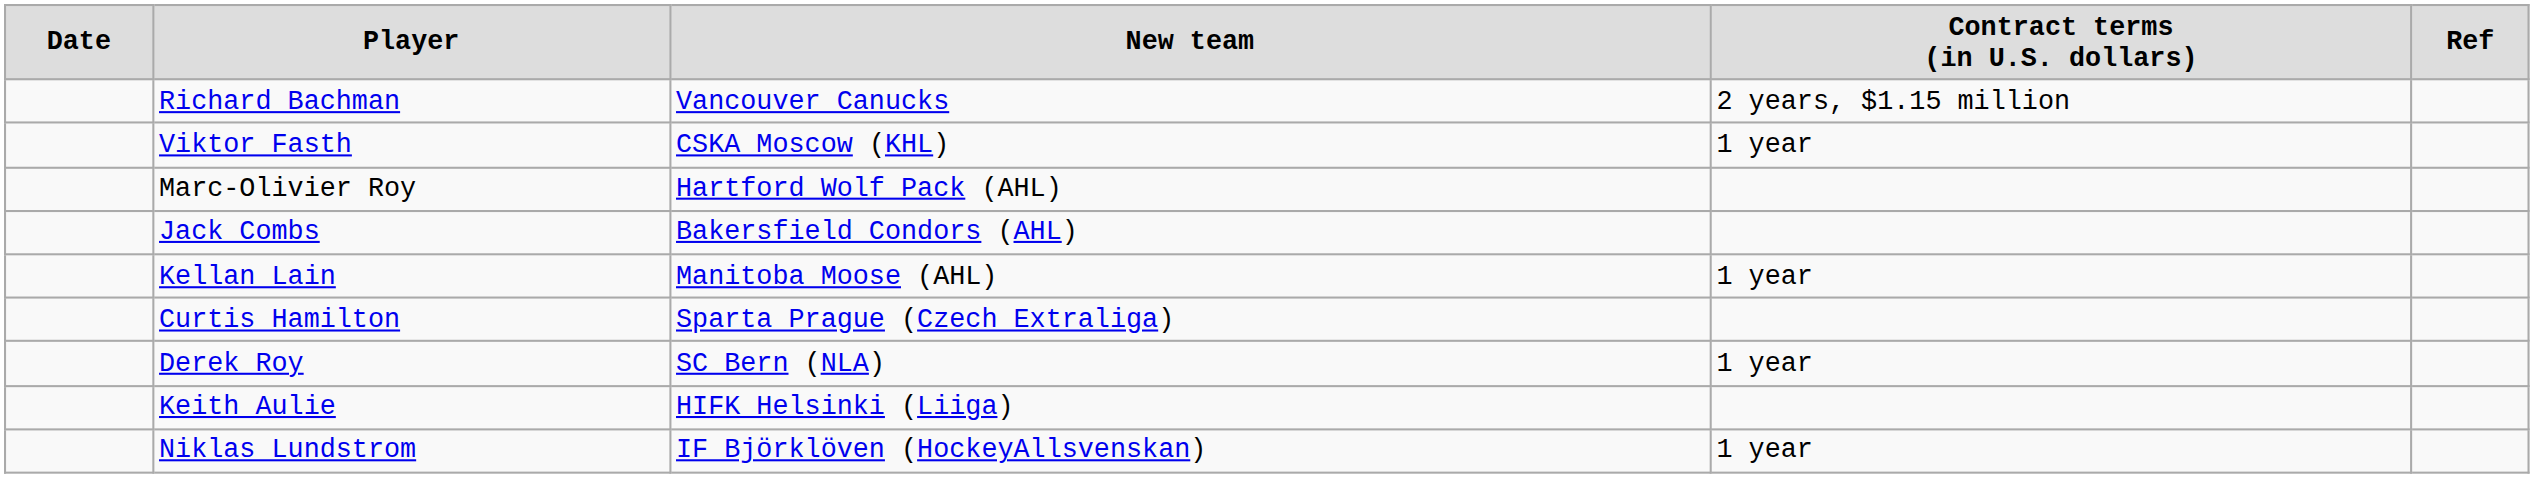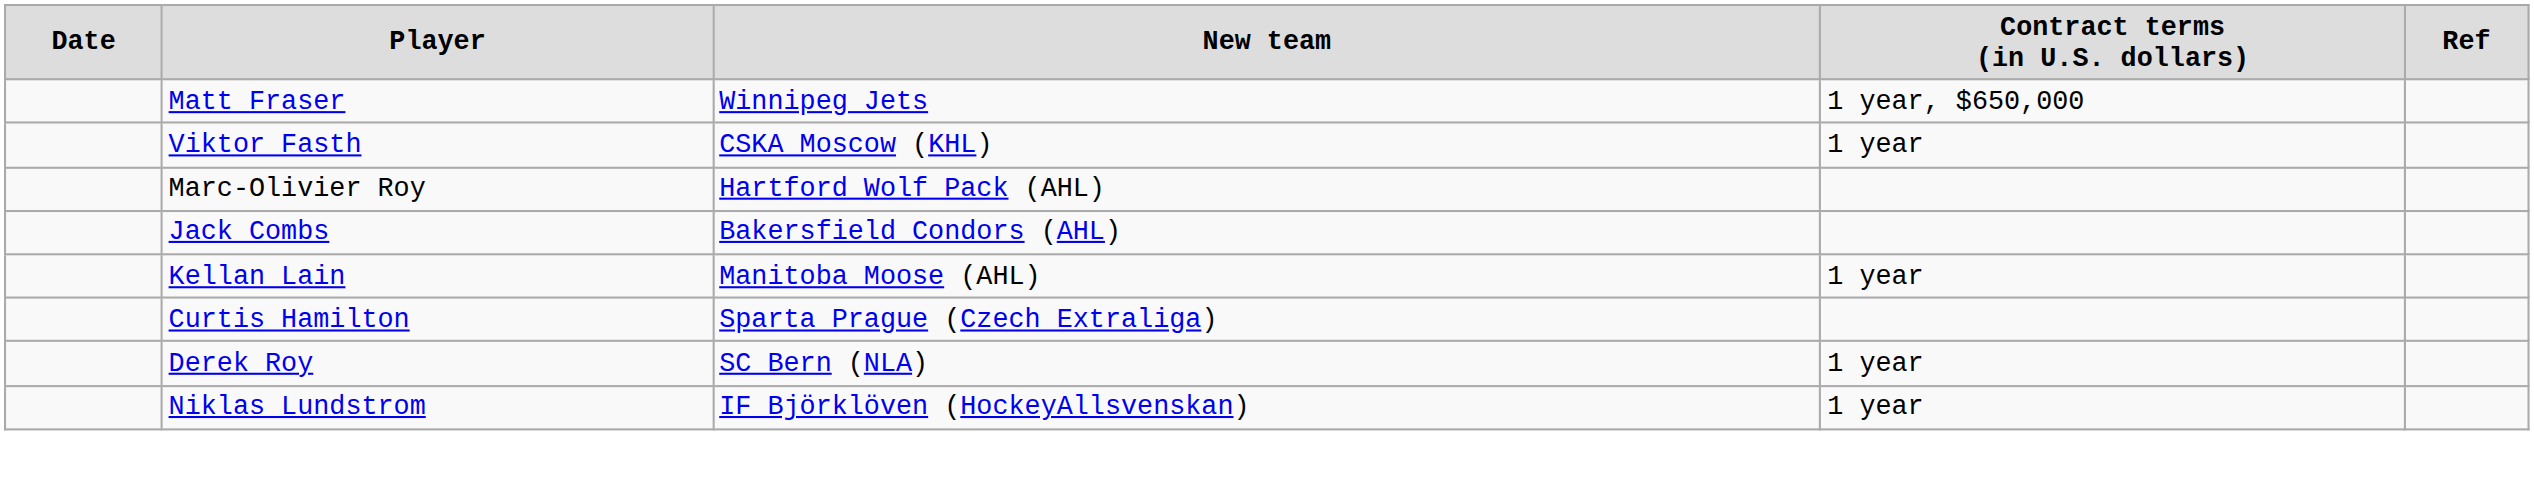- row: (280, 101)
+ row: (257, 101)
- row: (247, 407)
